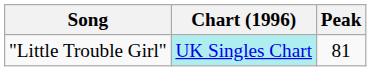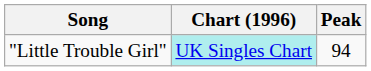(341, 50) 81 -> (341, 50) 94
